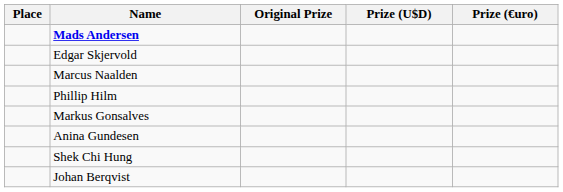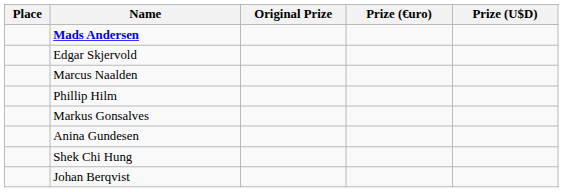columns swapped: (505, 14) <-> (399, 14)
